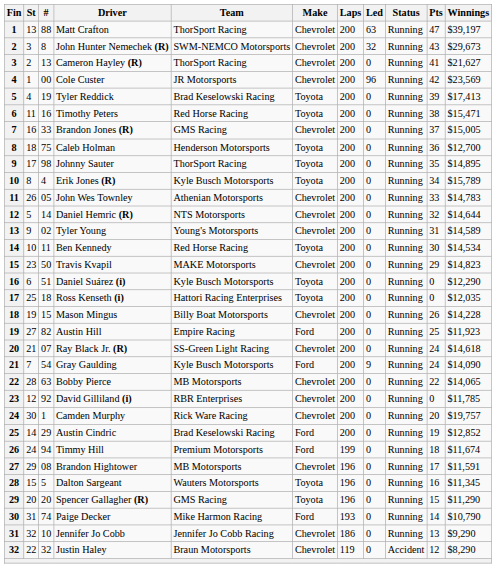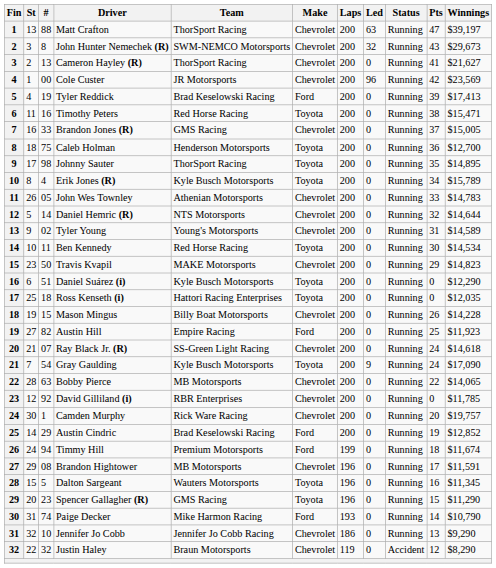(309, 97) Toyota -> (305, 97) Ford
(305, 365) Ford -> (309, 365) Toyota
(464, 365) $14,090 -> (464, 365) $17,090
(46, 500) 20 -> (46, 500) 23
